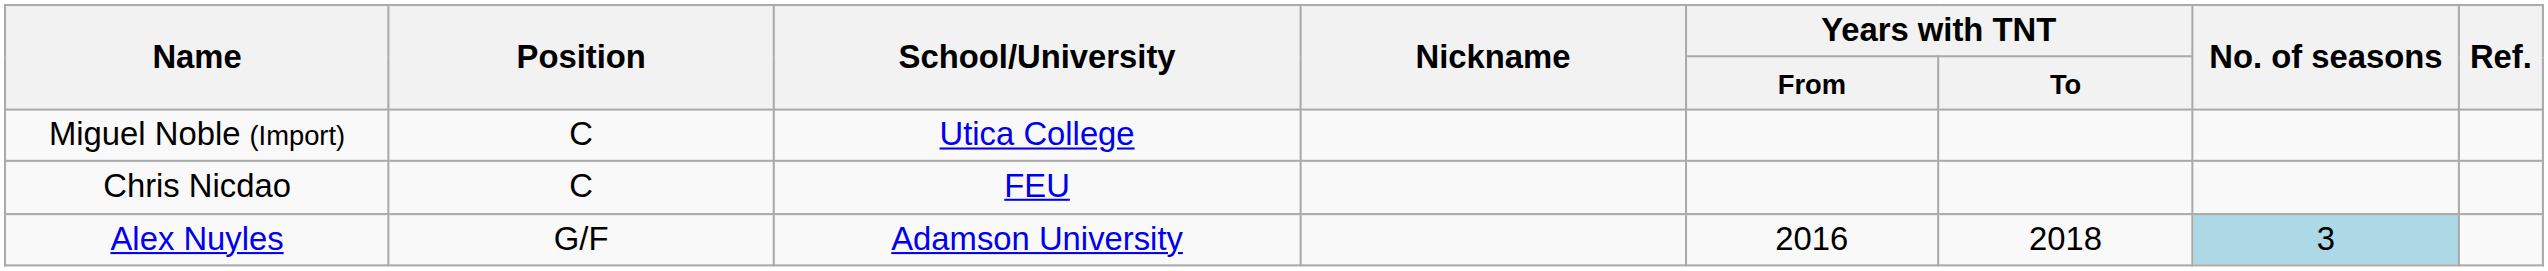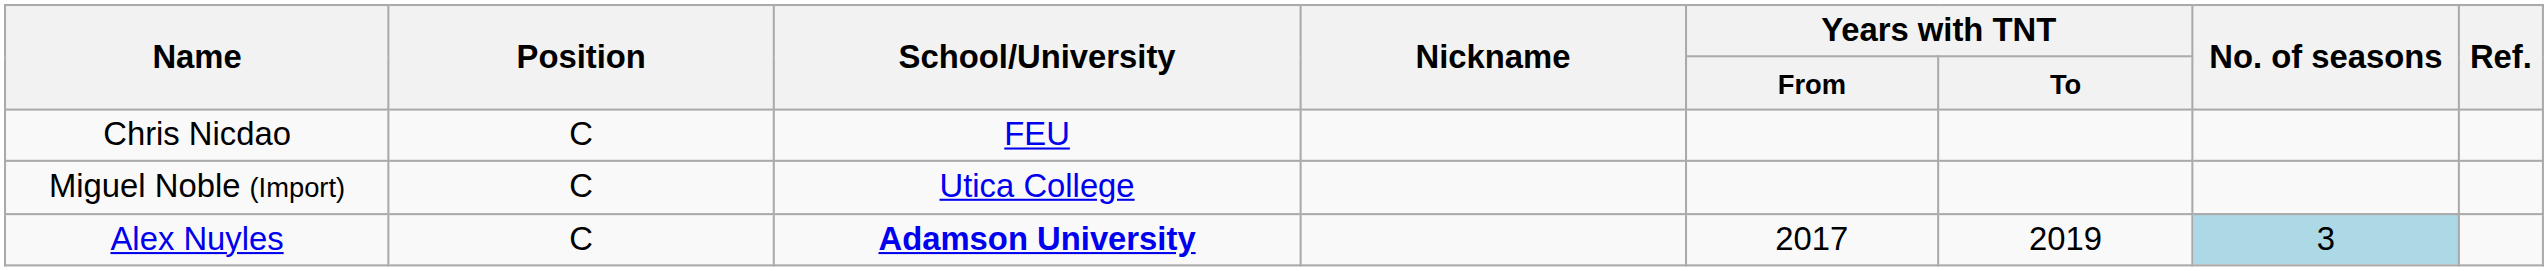rows swapped: (197, 186) <-> (197, 134)
(581, 238) G/F -> (581, 238) C
(1037, 238) normal -> (1037, 238) bold
(1812, 238) 2016 -> (1812, 238) 2017
(2066, 238) 2018 -> (2066, 238) 2019
